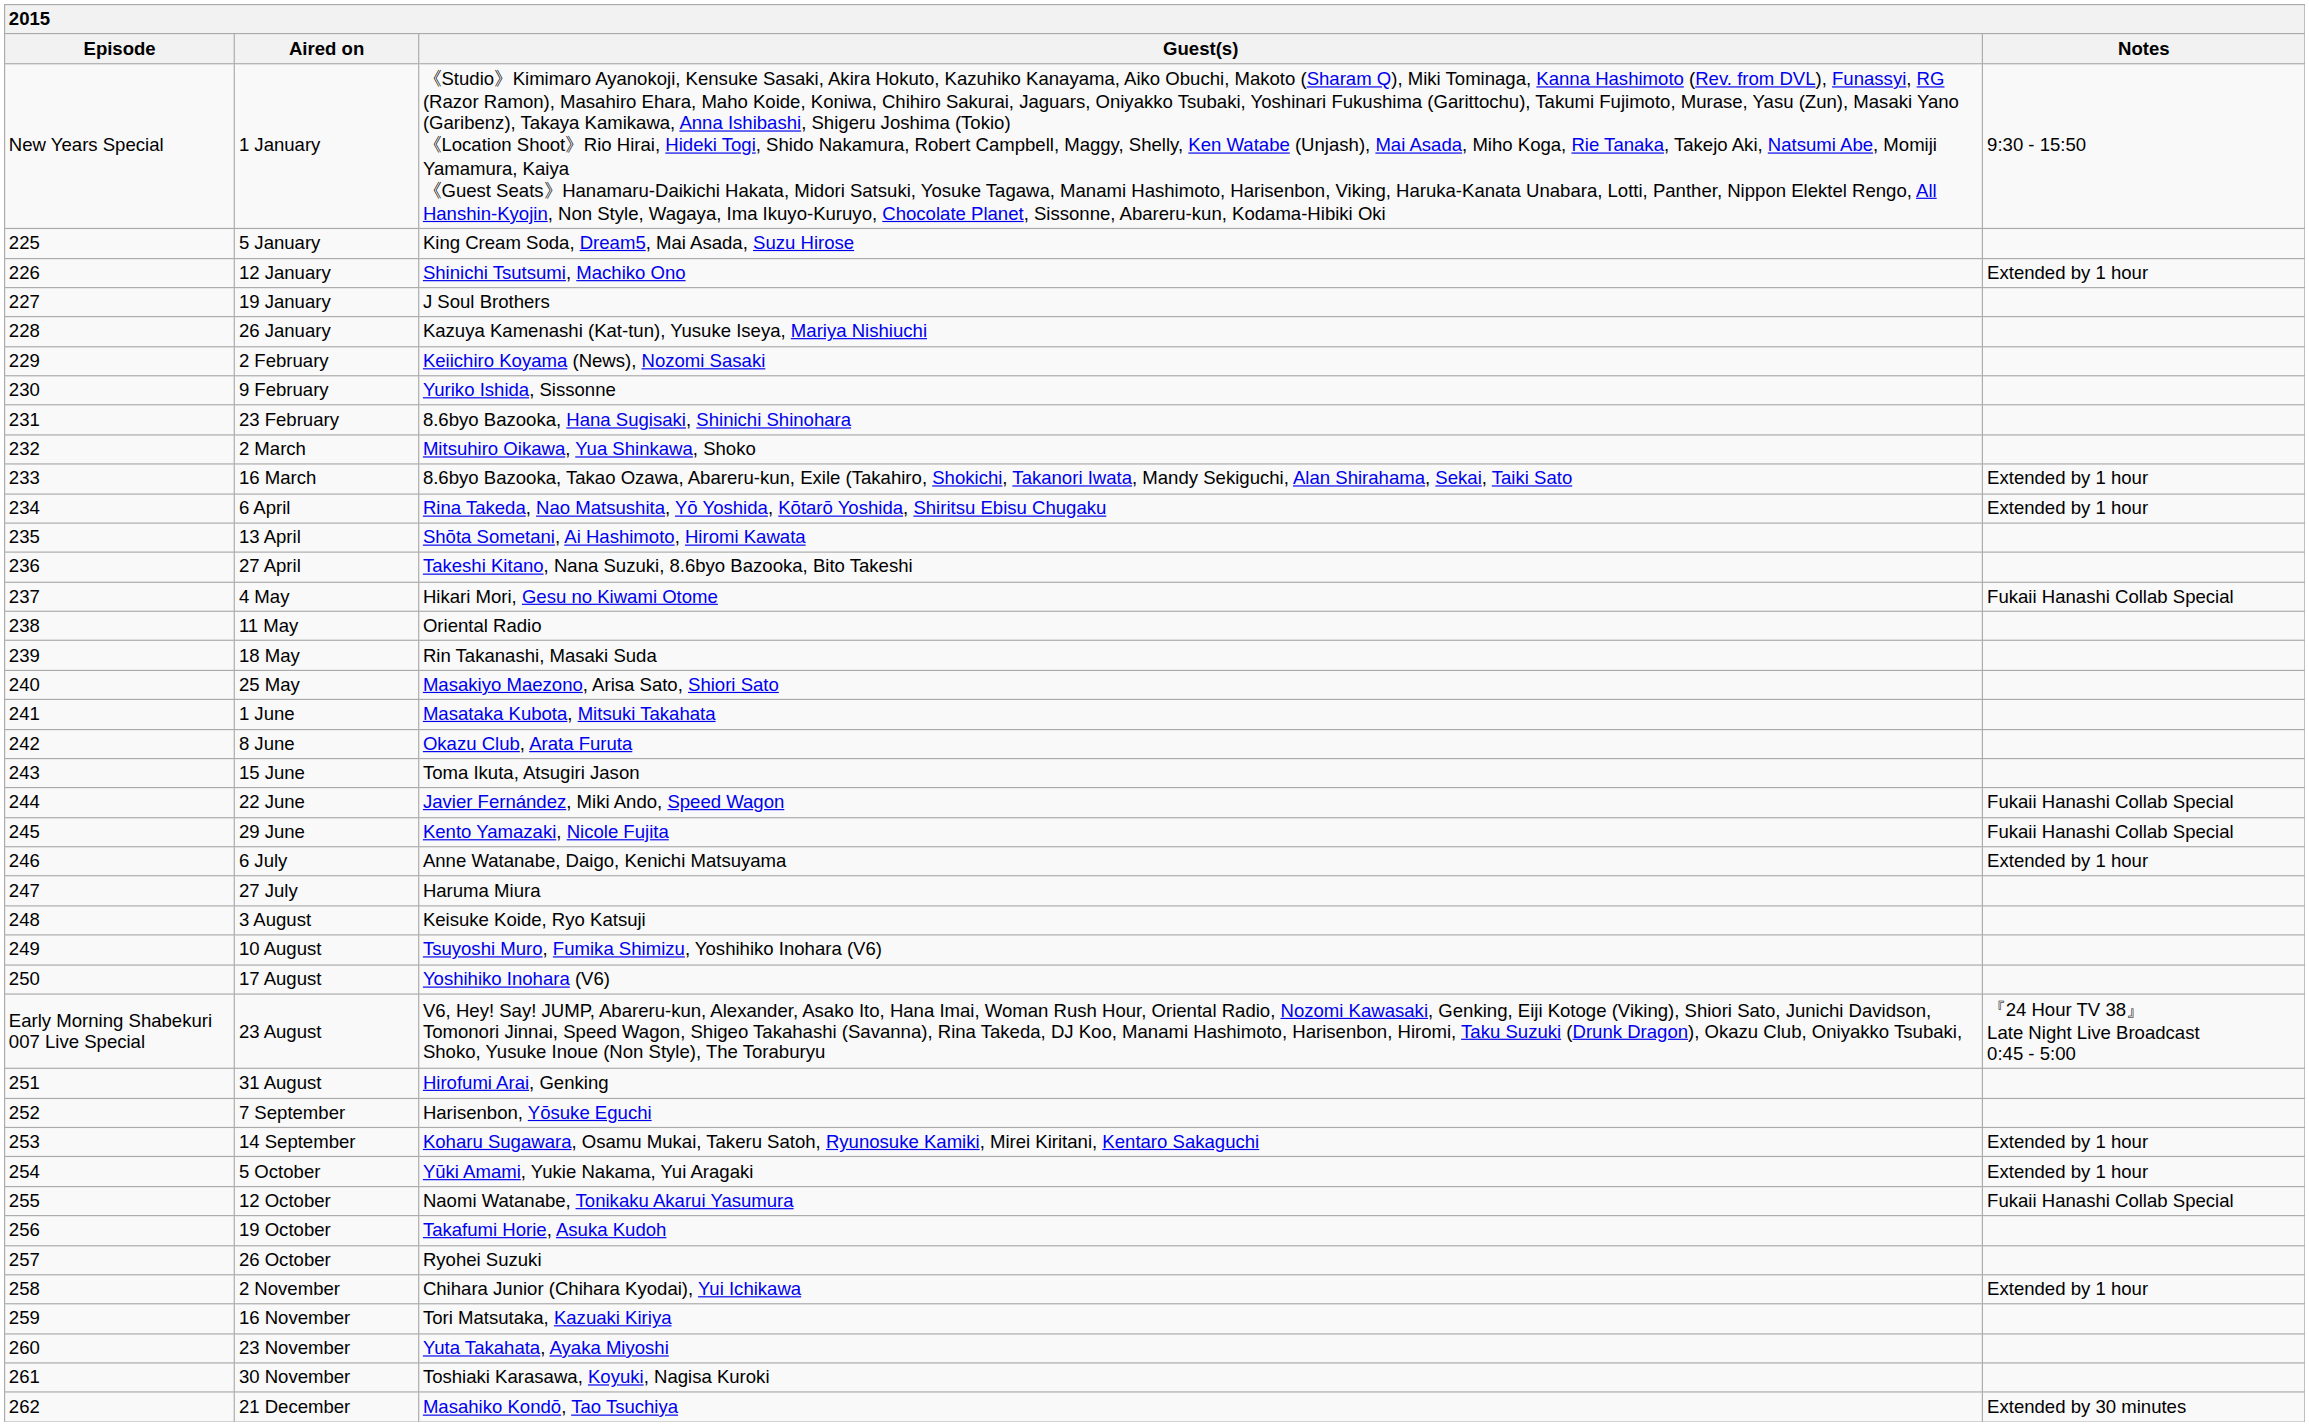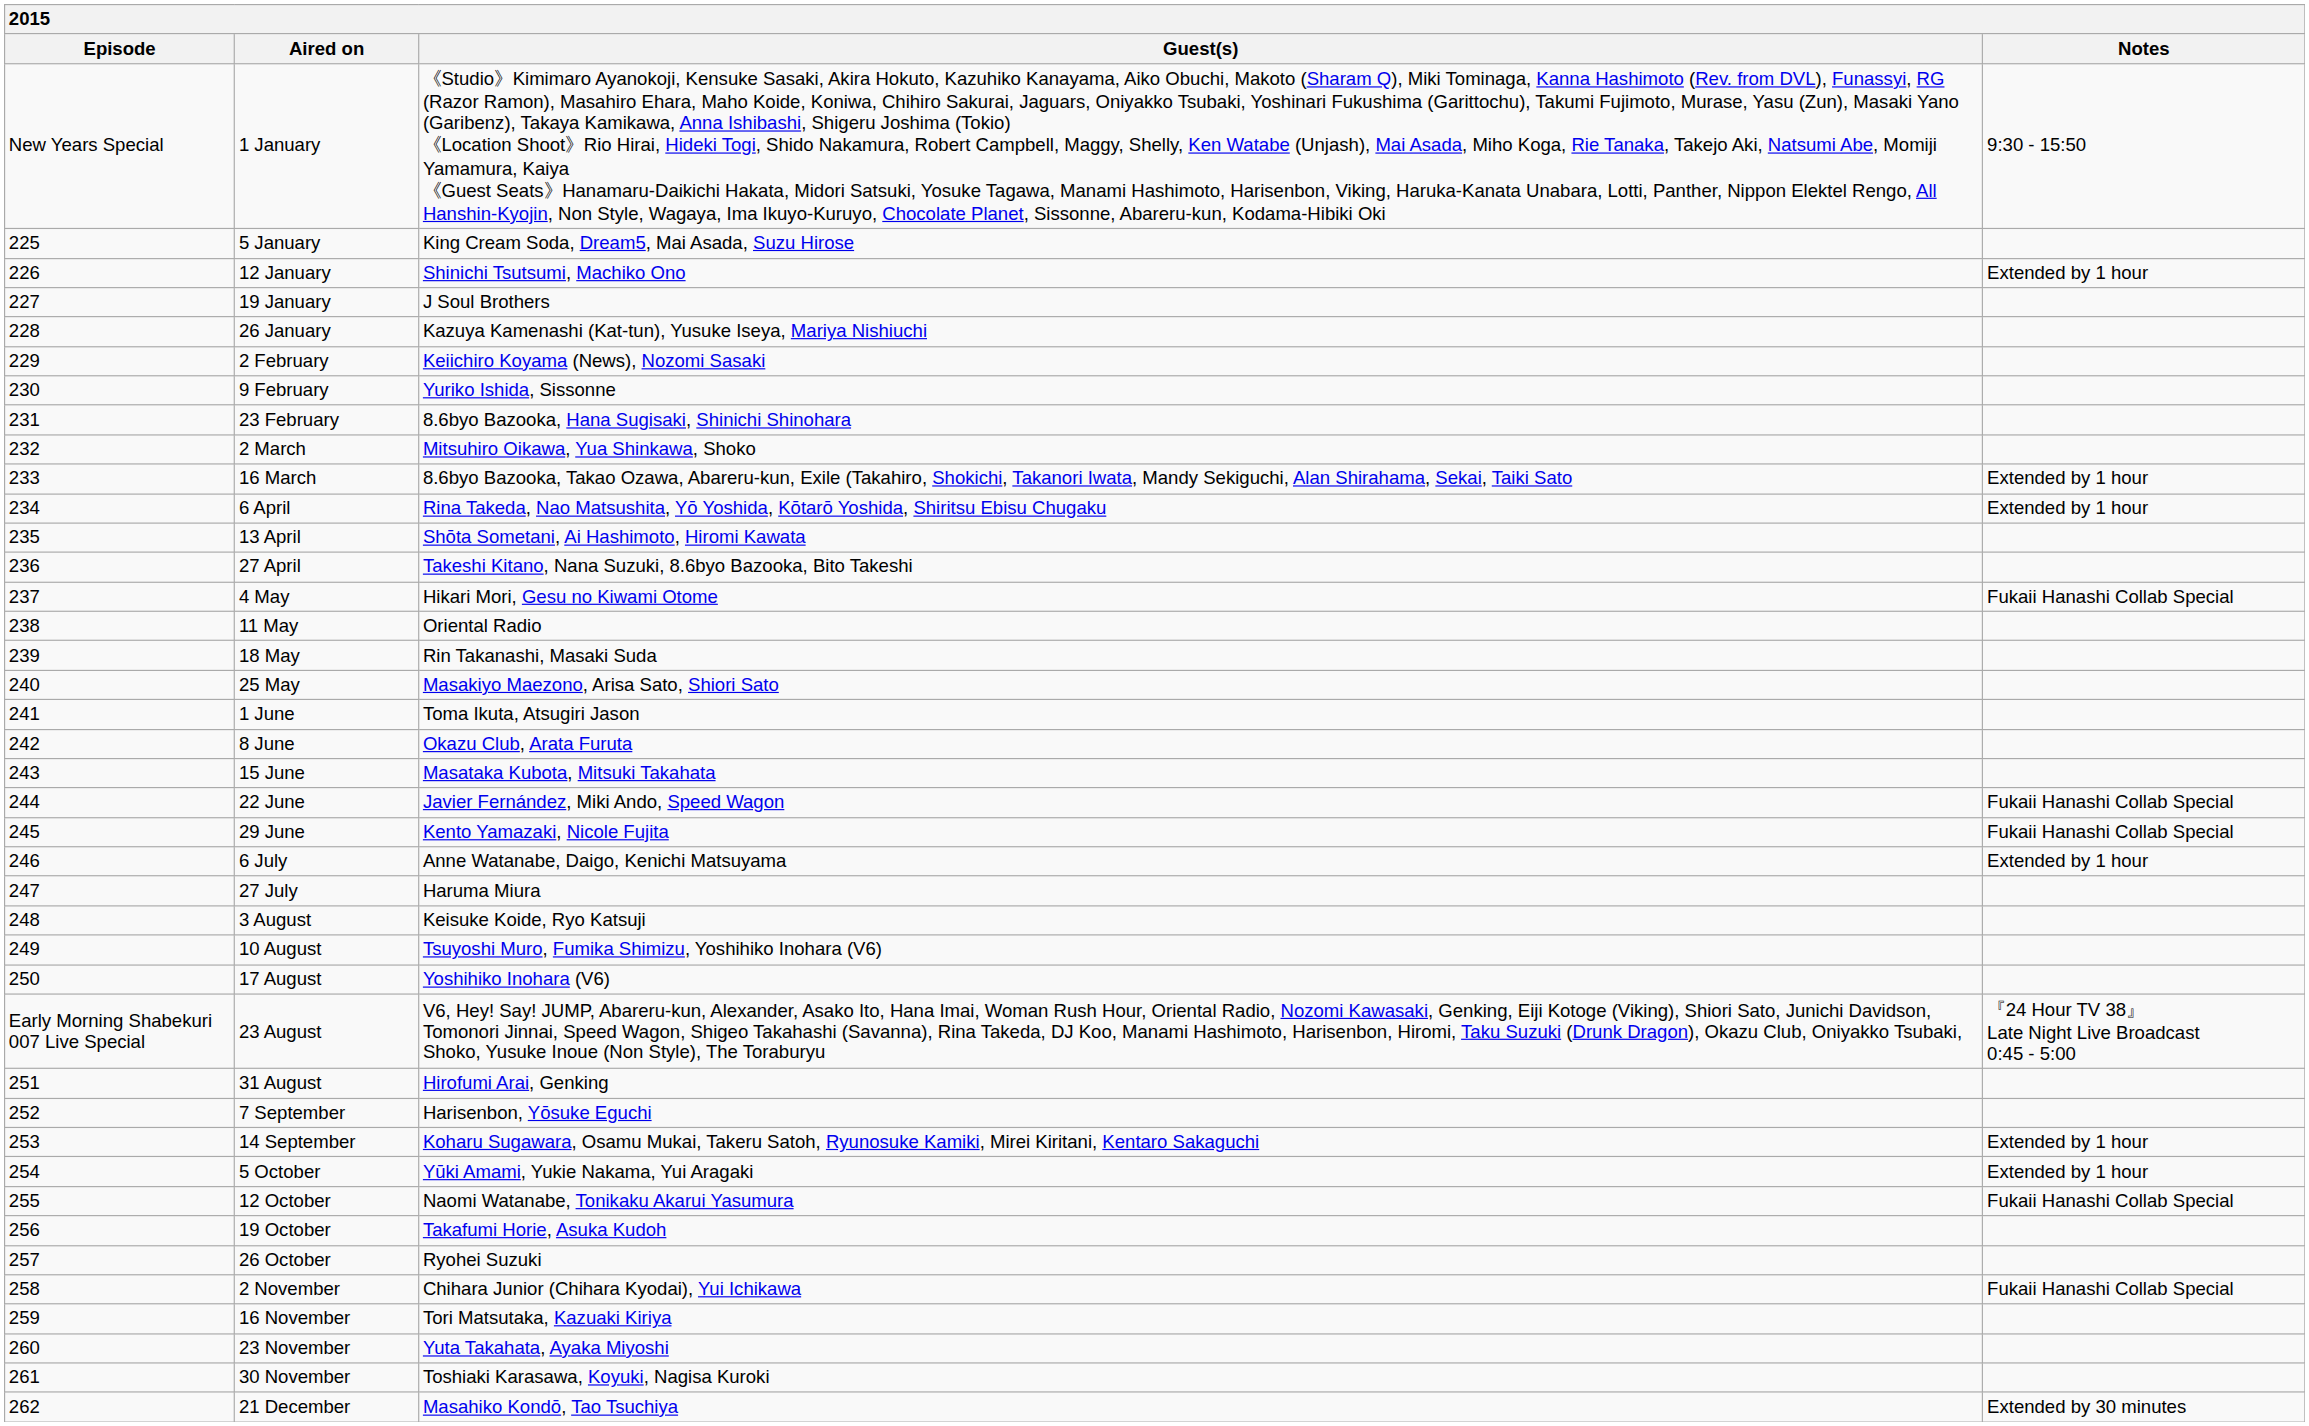(569, 714) Masataka Kubota, Mitsuki Takahata -> (531, 714) Toma Ikuta, Atsugiri Jason
(531, 773) Toma Ikuta, Atsugiri Jason -> (569, 773) Masataka Kubota, Mitsuki Takahata
(2068, 1289) Extended by 1 hour -> (2110, 1289) Fukaii Hanashi Collab Special
